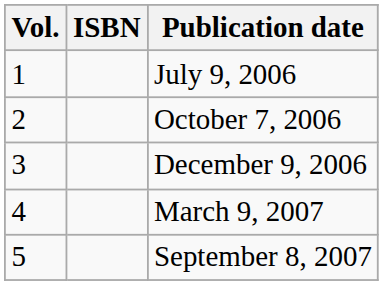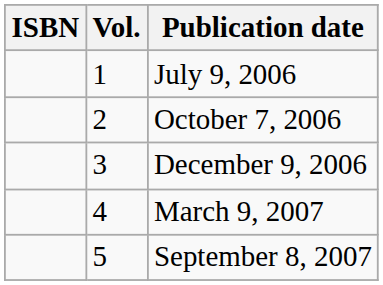columns swapped: (36, 27) <-> (107, 27)
